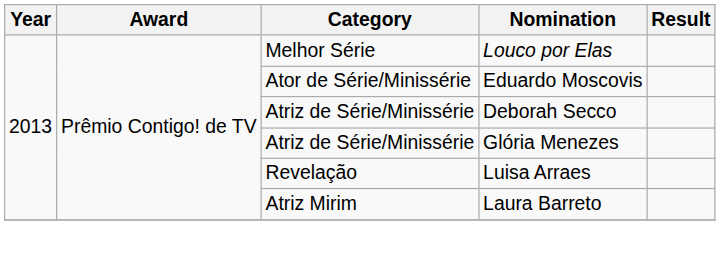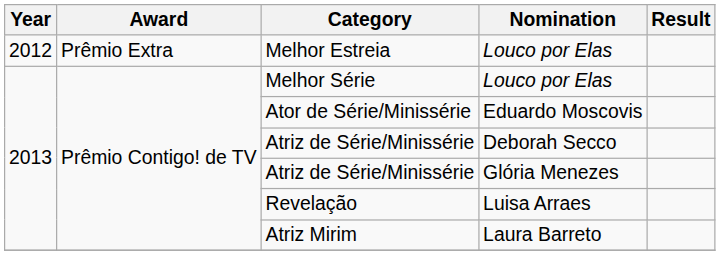+ row: (328, 50)
